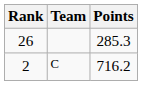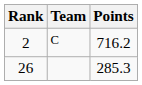rows swapped: (26, 66) <-> (26, 40)
